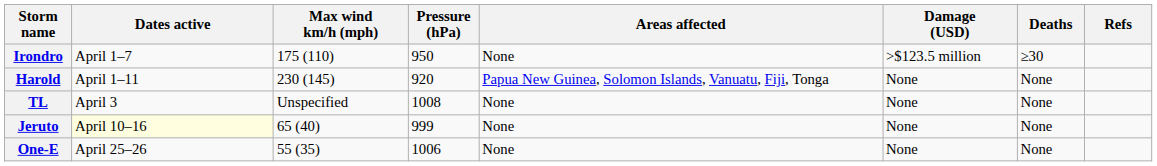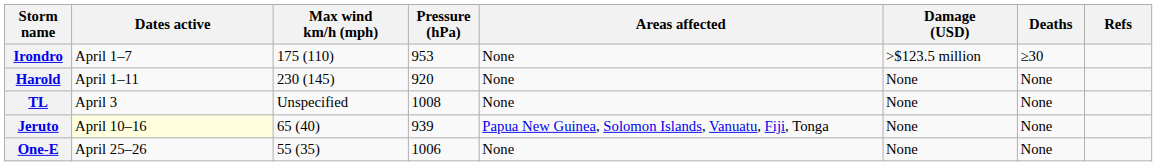(422, 56) 950 -> (422, 56) 953
(656, 79) Papua New Guinea, Solomon Islands, Vanuatu, Fiji, Tonga -> (498, 79) None
(422, 126) 999 -> (422, 126) 939
(498, 126) None -> (656, 126) Papua New Guinea, Solomon Islands, Vanuatu, Fiji, Tonga
